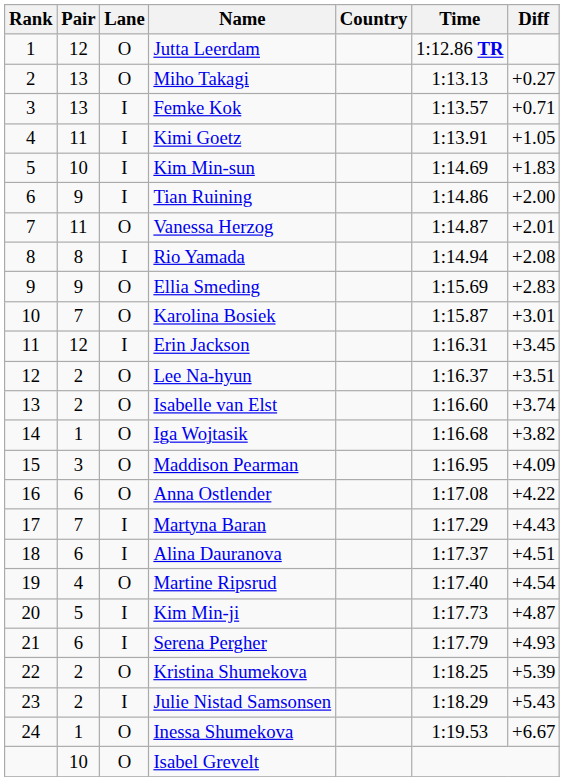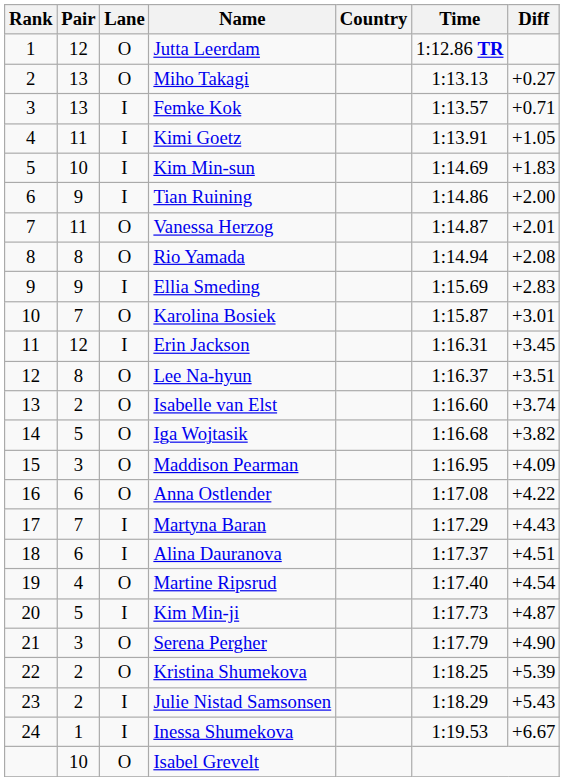(124, 256) I -> (124, 256) O
(124, 286) O -> (124, 286) I
(78, 375) 2 -> (78, 375) 8
(78, 434) 1 -> (78, 434) 5
(78, 642) 6 -> (78, 642) 3
(124, 642) I -> (124, 642) O
(534, 642) +4.93 -> (534, 642) +4.90
(124, 731) O -> (124, 731) I
